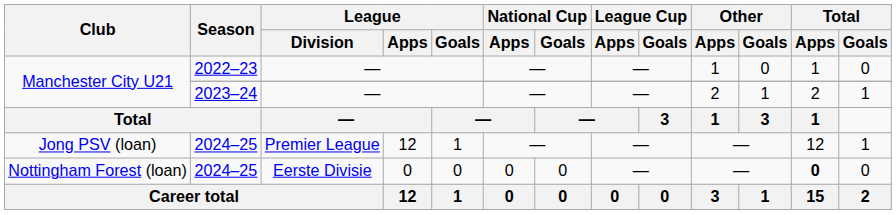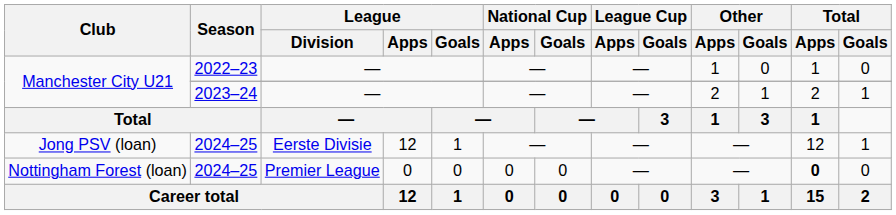(322, 145) Premier League -> (322, 145) Eerste Divisie
(322, 171) Eerste Divisie -> (322, 171) Premier League
